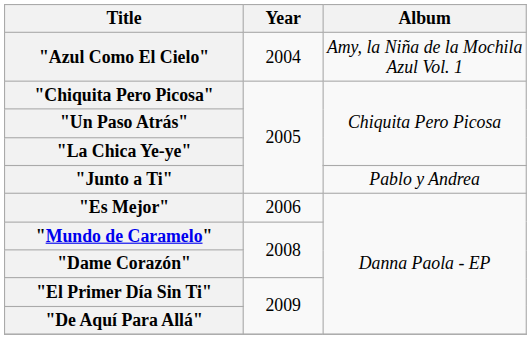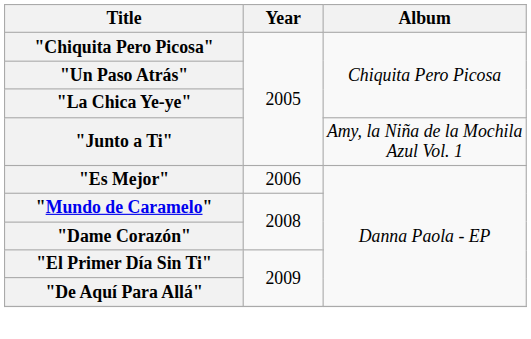- row: (124, 56)
(425, 179) Pablo y Andrea -> (425, 141) Amy, la Niña de la Mochila Azul Vol. 1
